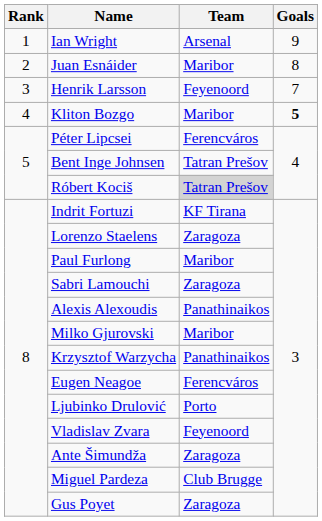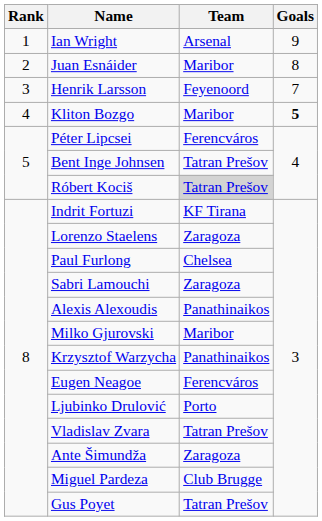(208, 260) Maribor -> (208, 260) Chelsea
(216, 430) Feyenoord -> (226, 430) Tatran Prešov
(212, 503) Zaragoza -> (226, 503) Tatran Prešov
